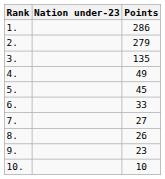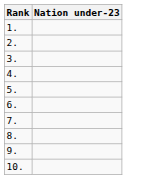- column: (141, 12)
